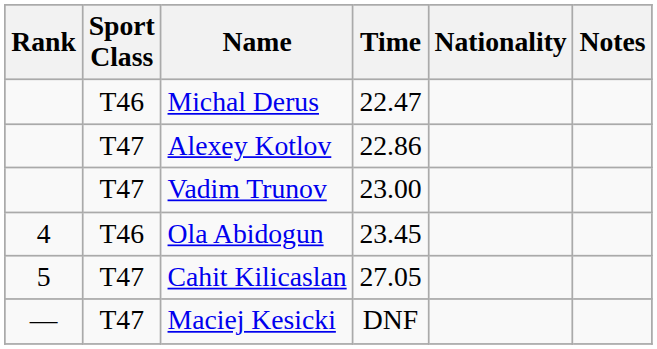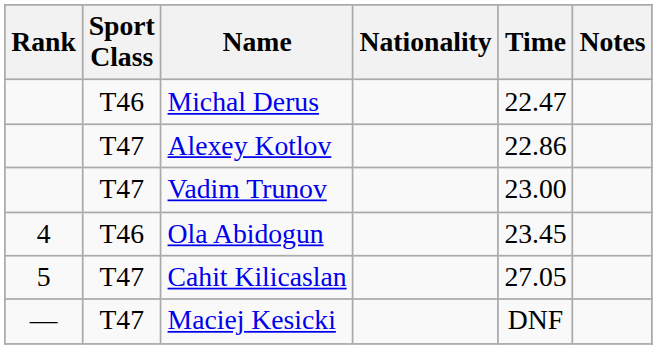columns swapped: (501, 42) <-> (391, 42)
